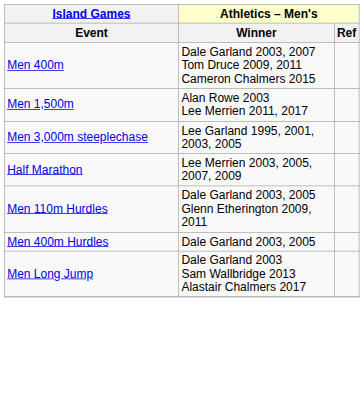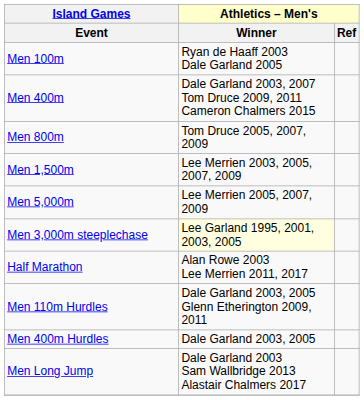+ row: (35, 58)
+ row: (35, 137)
(245, 104) Alan Rowe 2003 Lee Merrien 2011, 2017 -> (247, 169) Lee Merrien 2003, 2005, 2007, 2009
+ row: (40, 202)
(248, 137) no background -> (248, 234) lightyellow background
(247, 169) Lee Merrien 2003, 2005, 2007, 2009 -> (245, 267) Alan Rowe 2003 Lee Merrien 2011, 2017
